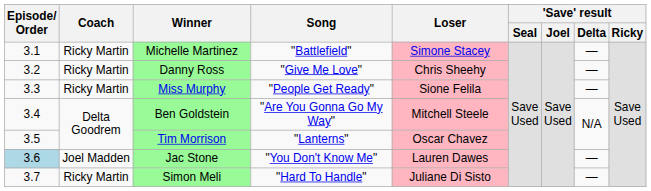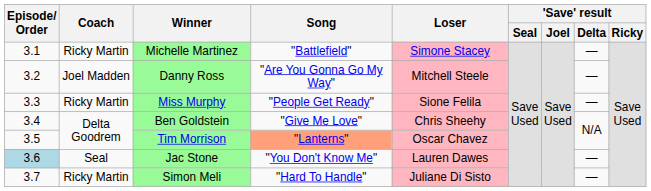(96, 70) Ricky Martin -> (96, 76) Joel Madden
(321, 70) "Give Me Love" -> (321, 76) "Are You Gonna Go My Way"
(450, 70) Chris Sheehy -> (450, 76) Mitchell Steele
(321, 114) "Are You Gonna Go My Way" -> (321, 121) "Give Me Love"
(450, 114) Mitchell Steele -> (450, 121) Chris Sheehy
(321, 139) no background -> (321, 139) lightsalmon background
(96, 158) Joel Madden -> (96, 158) Seal
